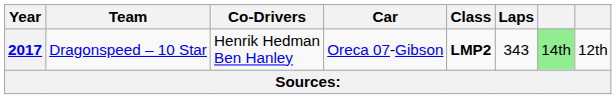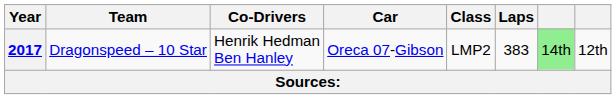(471, 50) bold -> (471, 50) normal
(516, 50) 343 -> (516, 50) 383
